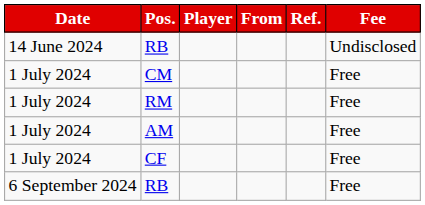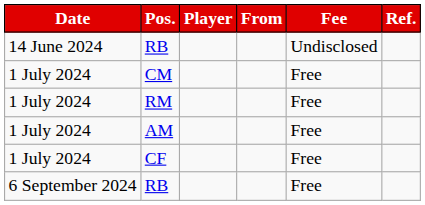columns swapped: (373, 18) <-> (306, 18)
